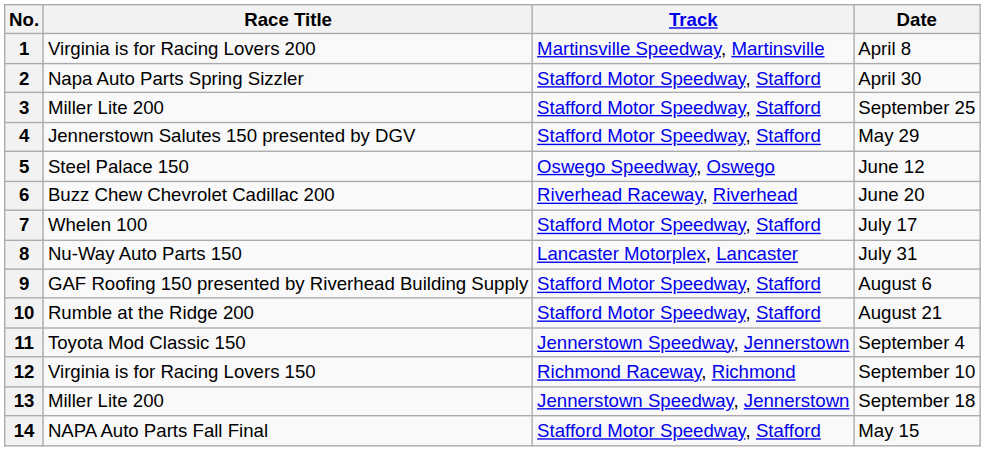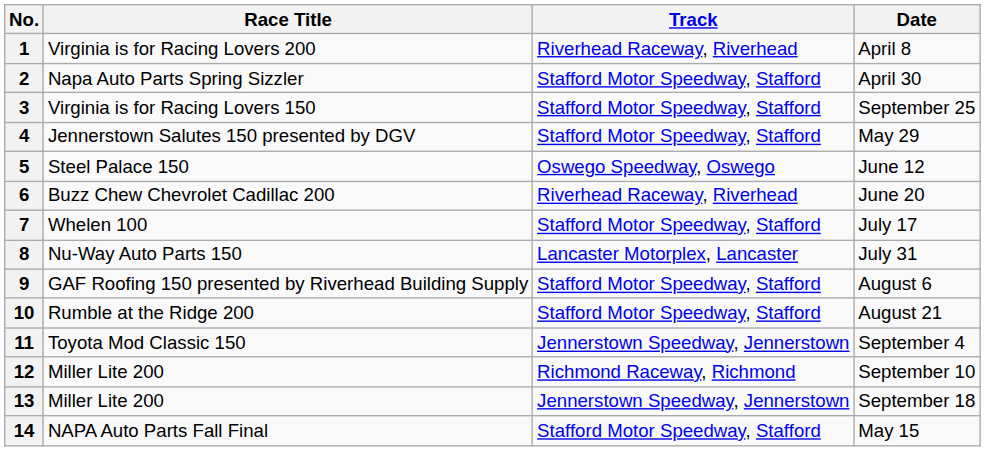(681, 48) Martinsville Speedway, Martinsville -> (667, 48) Riverhead Raceway, Riverhead
(106, 107) Miller Lite 200 -> (182, 107) Virginia is for Racing Lovers 150
(182, 371) Virginia is for Racing Lovers 150 -> (106, 371) Miller Lite 200
